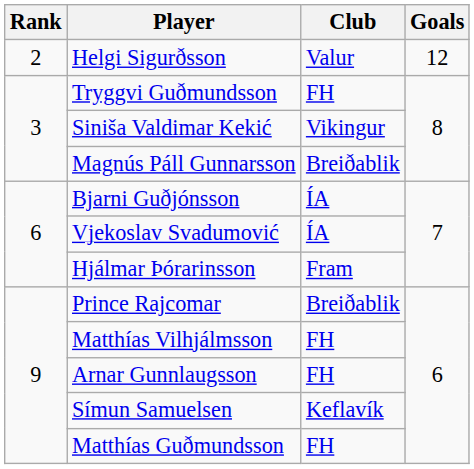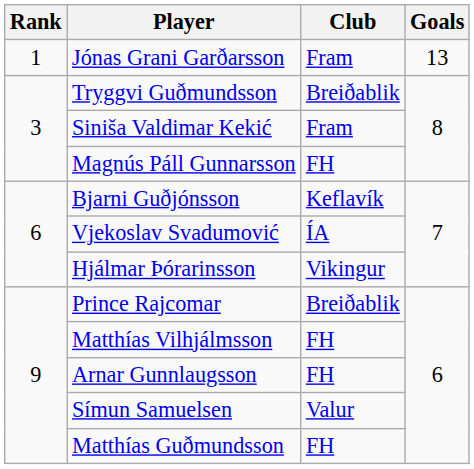+ row: (178, 57)
- row: (149, 57)
(320, 92) FH -> (353, 92) Breiðablik
(345, 127) Vikingur -> (329, 127) Fram
(353, 163) Breiðablik -> (320, 163) FH
(318, 198) ÍA -> (345, 198) Keflavík
(329, 269) Fram -> (345, 269) Vikingur
(345, 410) Keflavík -> (330, 410) Valur
